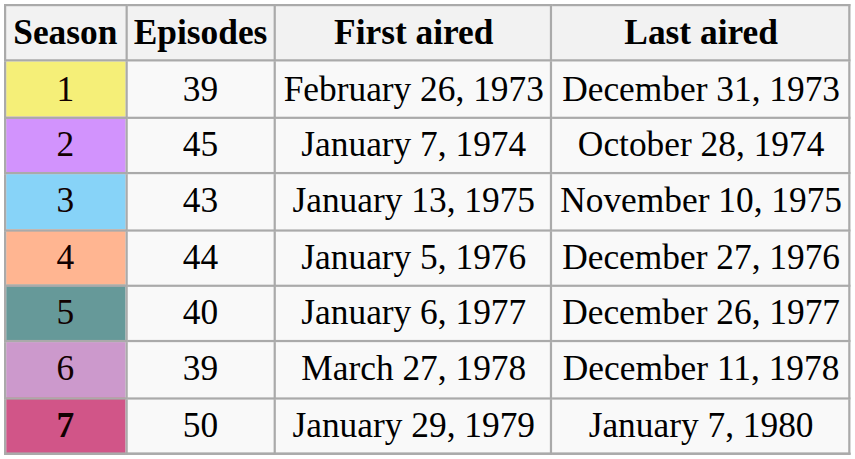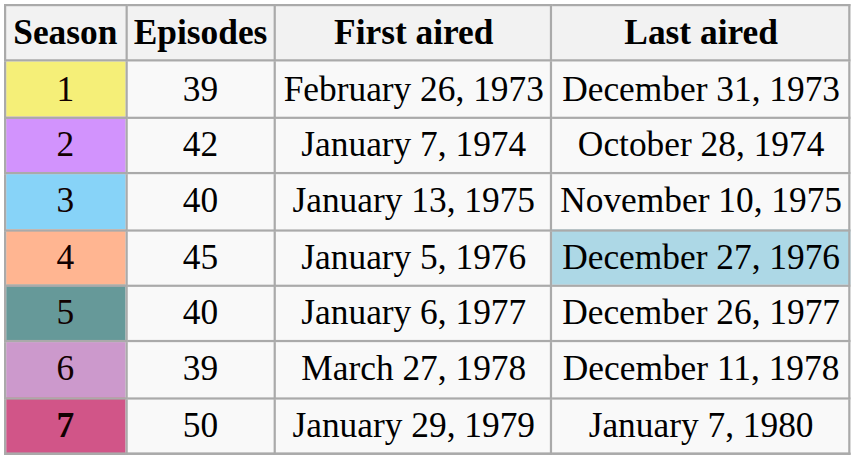(201, 144) 45 -> (201, 144) 42
(201, 200) 43 -> (201, 200) 40
(201, 256) 44 -> (201, 256) 45
(701, 256) no background -> (701, 256) lightblue background
